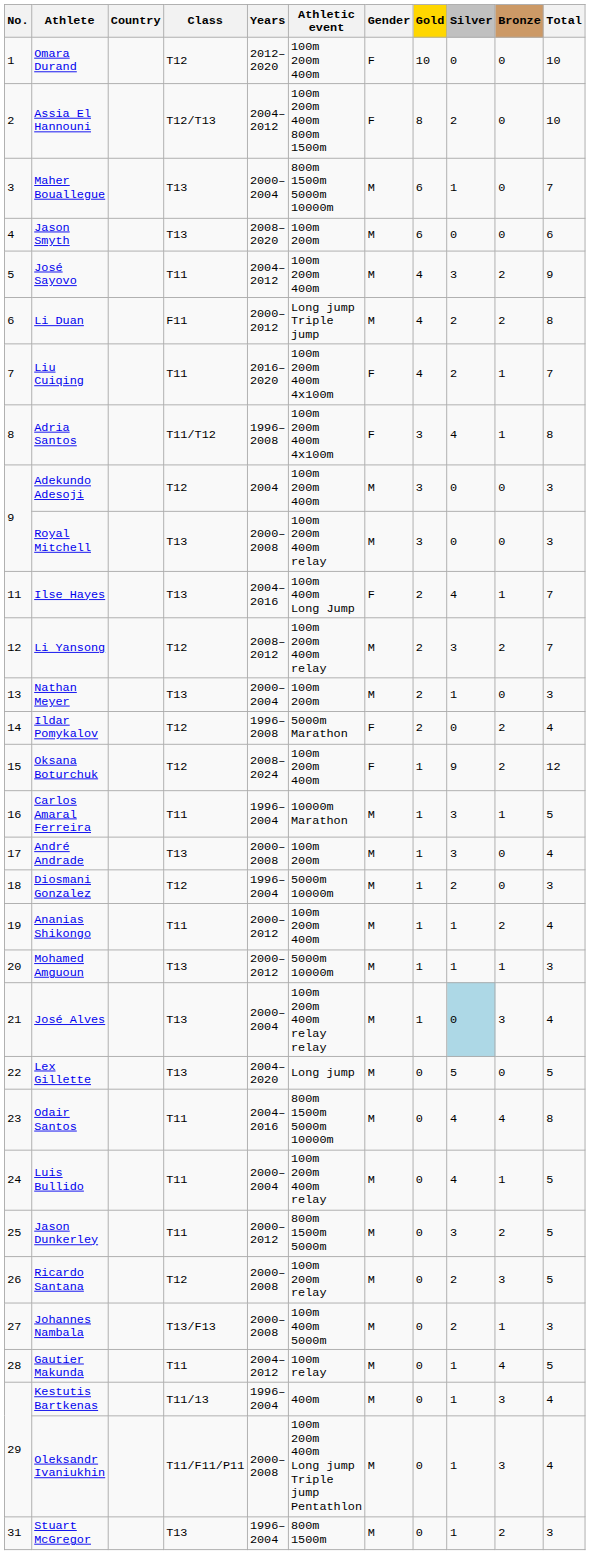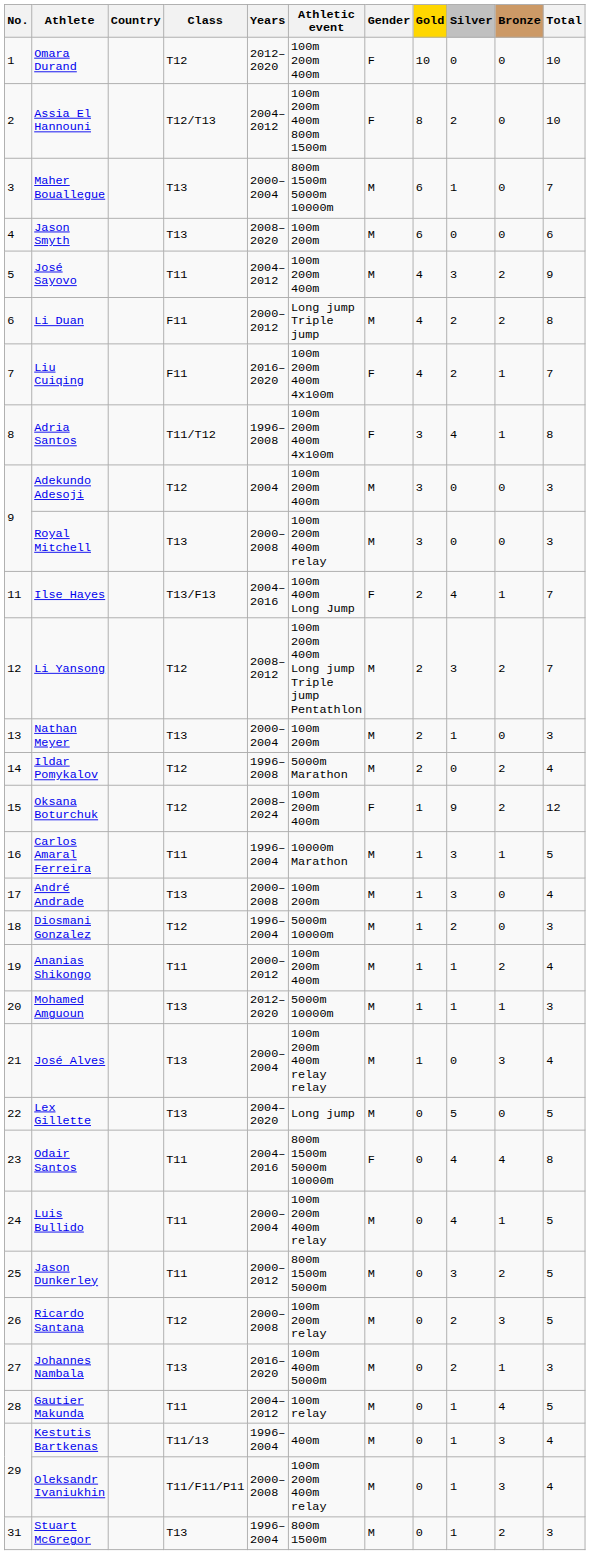(177, 374) T11 -> (177, 374) F11
(177, 595) T13 -> (191, 595) T13/F13
(309, 648) 100m 200m 400m relay -> (327, 669) 100m 200m 400m Long jump Triple jump Pentathlon
(371, 728) F -> (371, 769) M
(268, 966) 2000–2012 -> (268, 1007) 2012–2020
(453, 1020) lightblue background -> (453, 1061) no background
(371, 1120) M -> (371, 1161) F
(191, 1326) T13/F13 -> (177, 1367) T13
(268, 1326) 2000–2008 -> (268, 1367) 2016–2020
(327, 1466) 100m 200m 400m Long jump Triple jump Pentathlon -> (309, 1487) 100m 200m 400m relay
